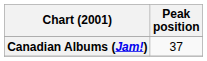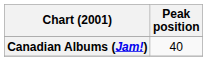(176, 46) 37 -> (176, 46) 40
